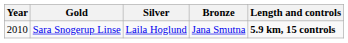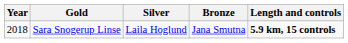(17, 29) 2010 -> (17, 29) 2018
